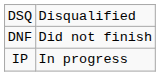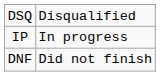rows swapped: (20, 38) <-> (20, 60)
